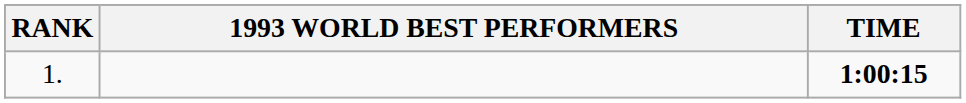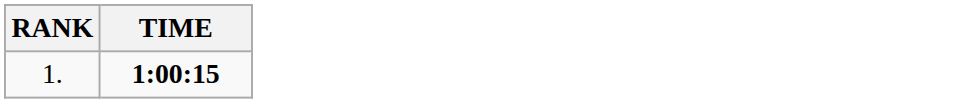- column: (454, 27)
